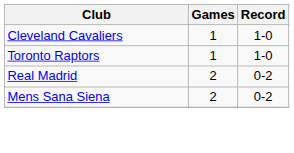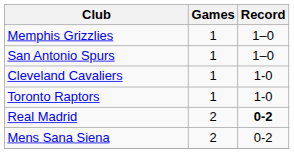+ row: (60, 35)
+ row: (61, 55)
(263, 76) normal -> (263, 117) bold
